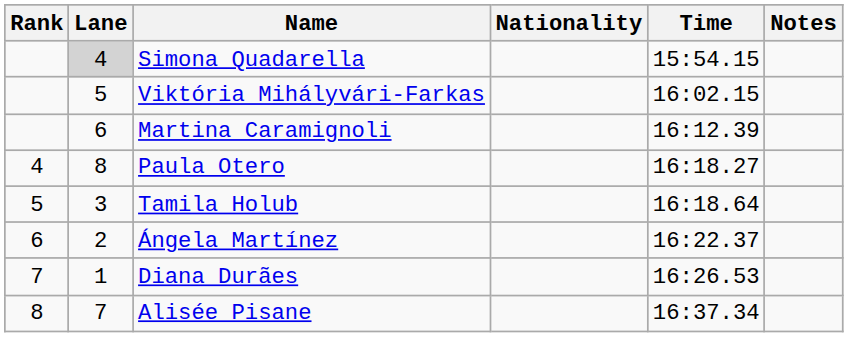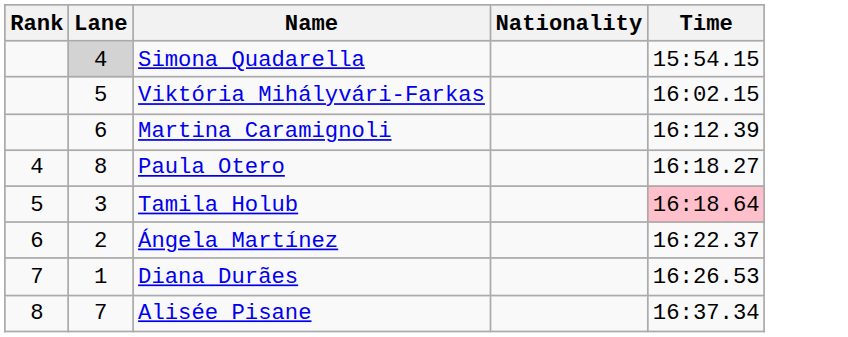- column: (804, 23)
(706, 204) no background -> (706, 204) pink background
